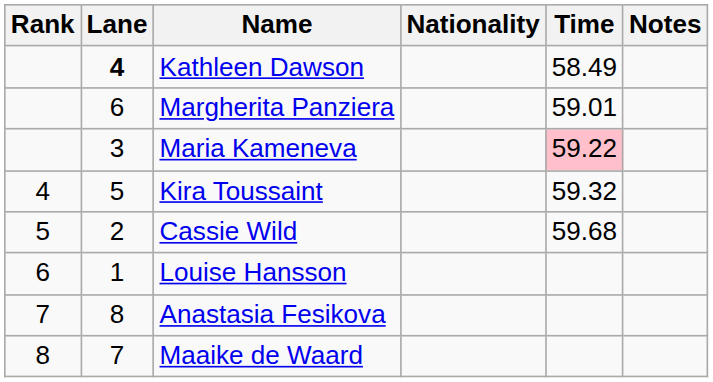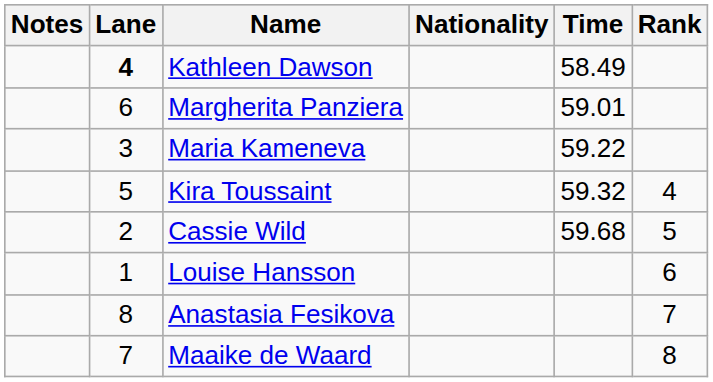columns swapped: (43, 25) <-> (665, 25)
(584, 149) pink background -> (593, 149) no background
